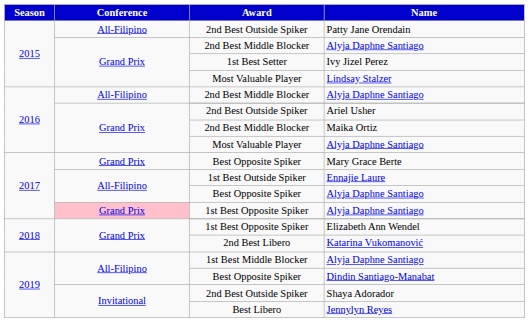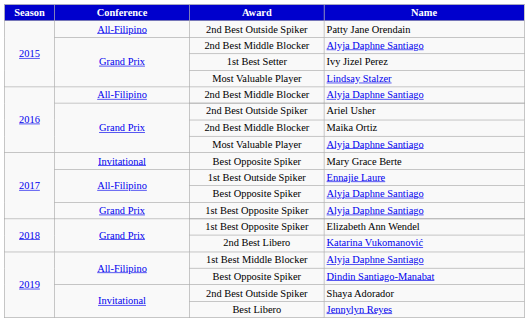(122, 161) Grand Prix -> (122, 161) Invitational
(122, 210) pink background -> (122, 210) no background
